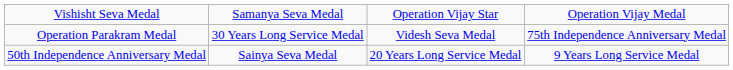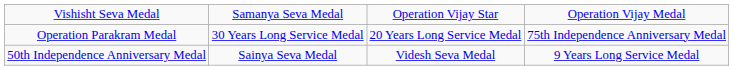(445, 34) Videsh Seva Medal -> (445, 34) 20 Years Long Service Medal
(445, 55) 20 Years Long Service Medal -> (445, 55) Videsh Seva Medal
